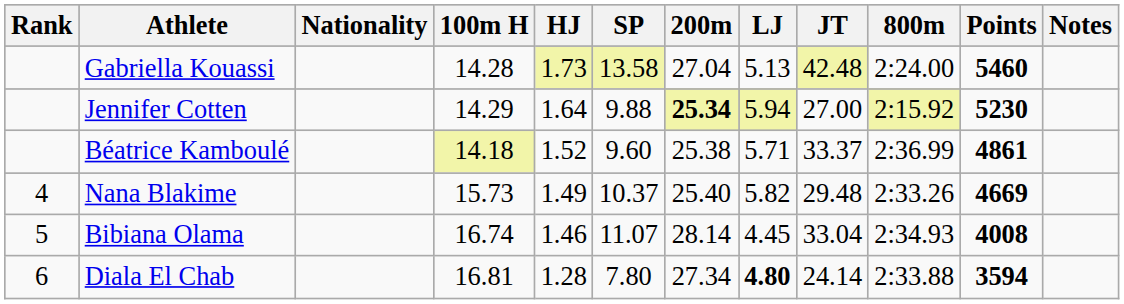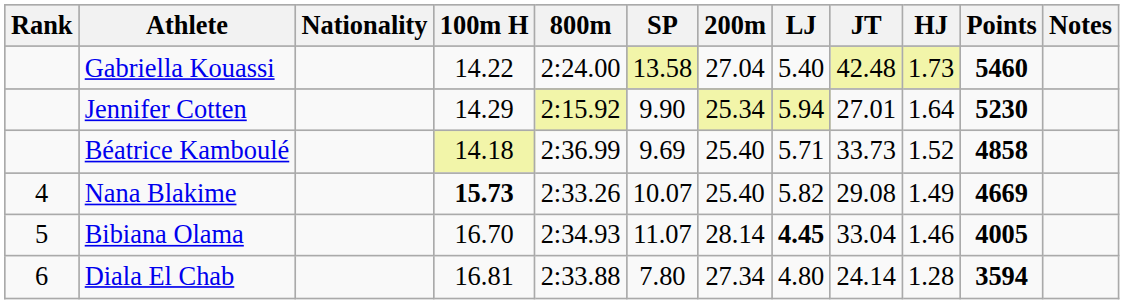columns swapped: (564, 25) <-> (914, 25)
(484, 67) 14.28 -> (484, 67) 14.22
(767, 67) 5.13 -> (801, 67) 5.40
(629, 109) 9.88 -> (662, 109) 9.90
(701, 109) bold -> (735, 109) normal
(832, 109) 27.00 -> (866, 109) 27.01
(629, 151) 9.60 -> (662, 151) 9.69
(701, 151) 25.38 -> (735, 151) 25.40
(832, 151) 33.37 -> (866, 151) 33.73
(1002, 151) 4861 -> (1002, 151) 4858
(484, 192) normal -> (484, 192) bold
(629, 192) 10.37 -> (662, 192) 10.07
(832, 192) 29.48 -> (866, 192) 29.08
(484, 234) 16.74 -> (484, 234) 16.70
(767, 234) normal -> (801, 234) bold
(1002, 234) 4008 -> (1002, 234) 4005
(767, 276) bold -> (801, 276) normal
